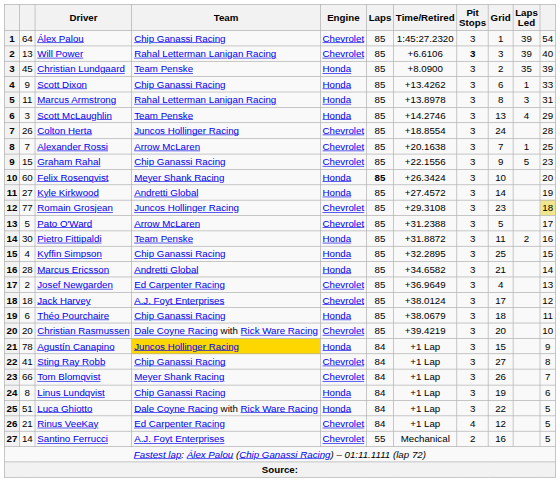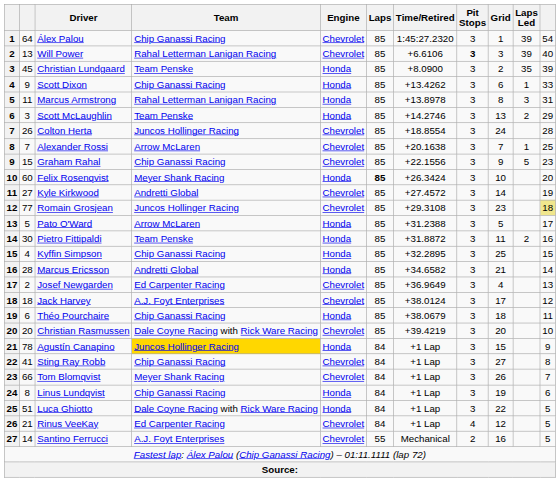(526, 115) 4 -> (526, 115) 2
(337, 192) Honda -> (343, 192) Chevrolet
(343, 223) Chevrolet -> (337, 223) Honda
